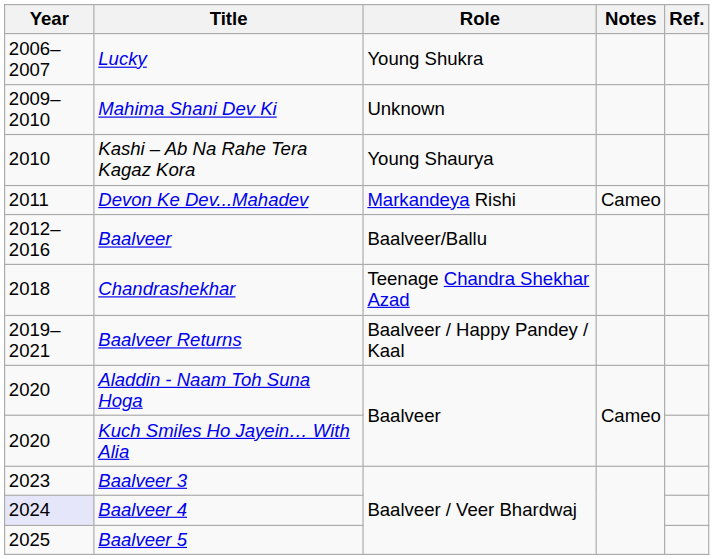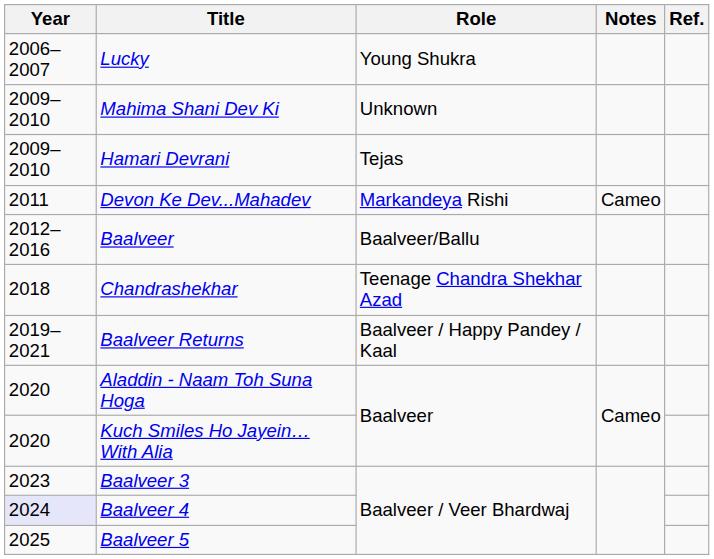+ row: (165, 159)
- row: (203, 159)
